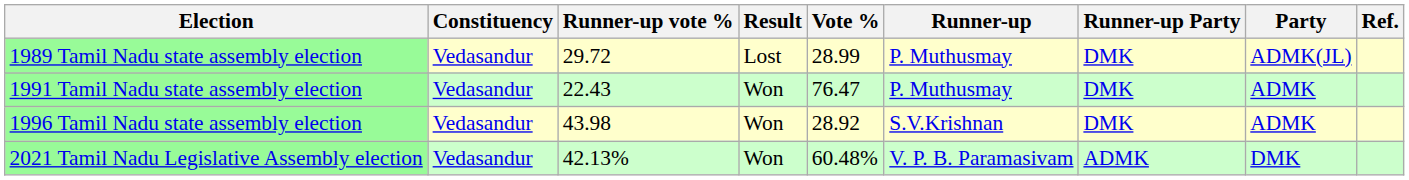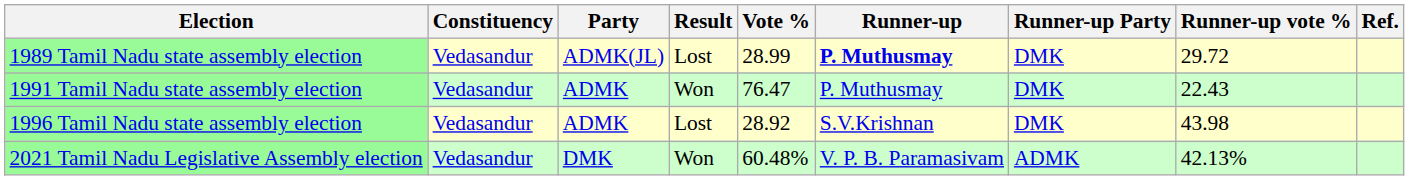columns swapped: (1301, 21) <-> (648, 21)
(951, 55) normal -> (886, 55) bold
(763, 123) Won -> (693, 123) Lost
